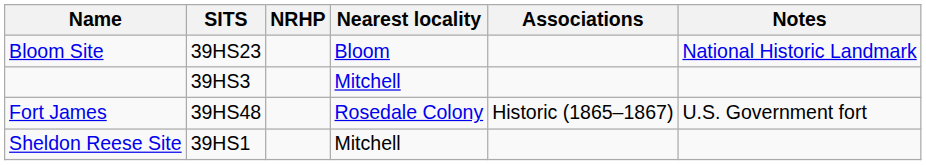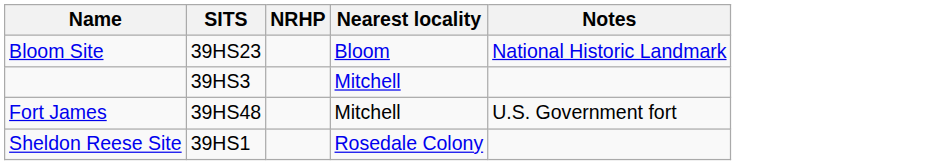- column: (583, 19)
(409, 112) Rosedale Colony -> (368, 112) Mitchell
(368, 143) Mitchell -> (409, 143) Rosedale Colony
